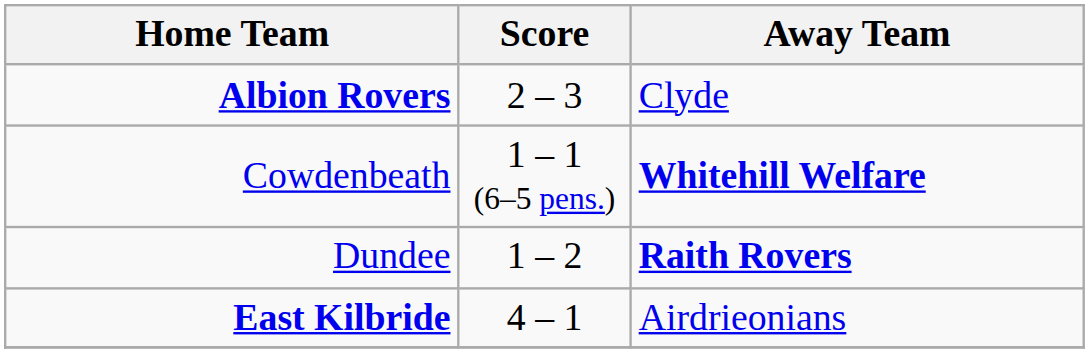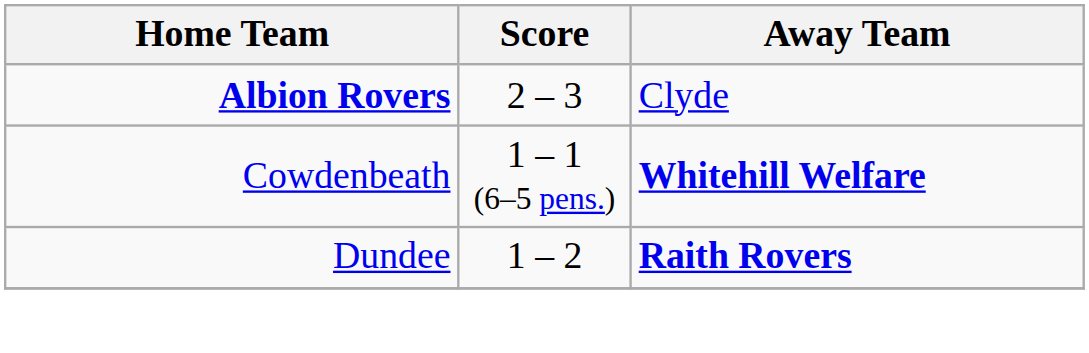- row: (342, 316)
